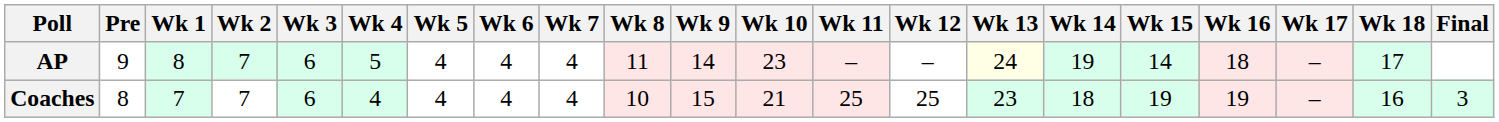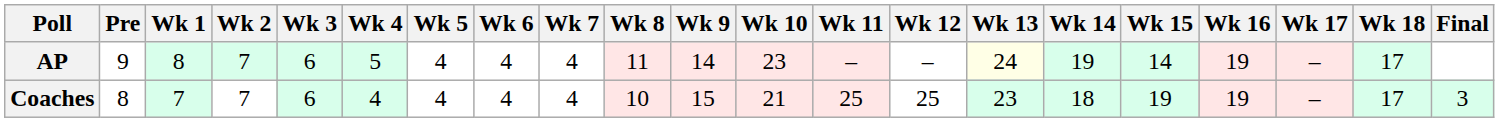(1237, 60) 18 -> (1237, 60) 19
(1392, 98) 16 -> (1392, 98) 17
